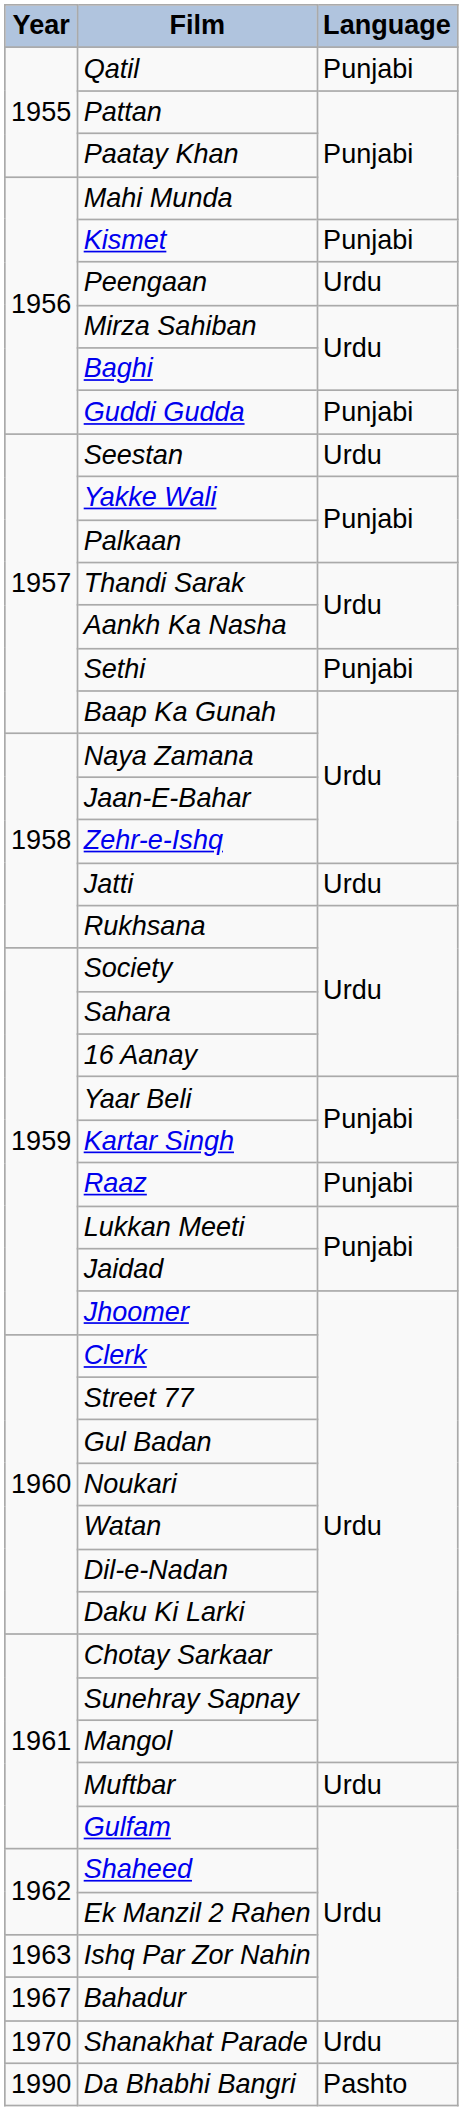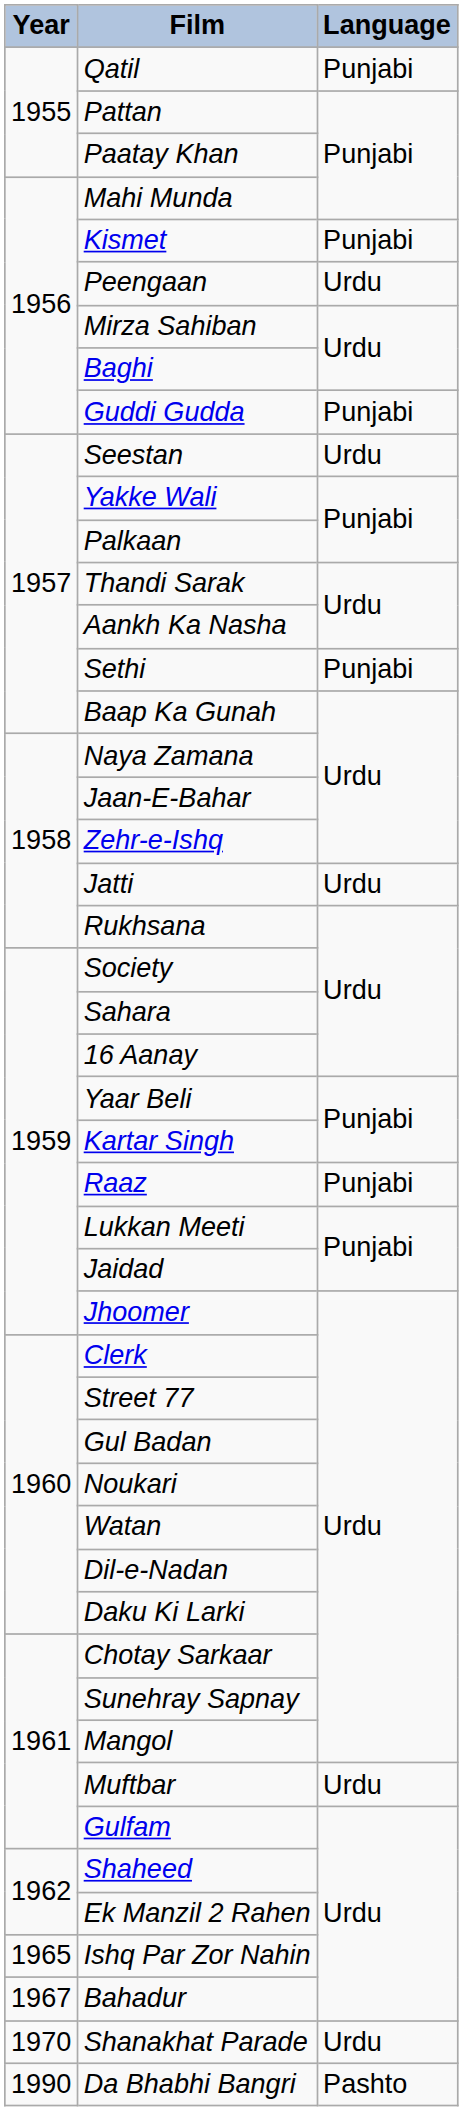(41, 1955) 1963 -> (41, 1955) 1965
